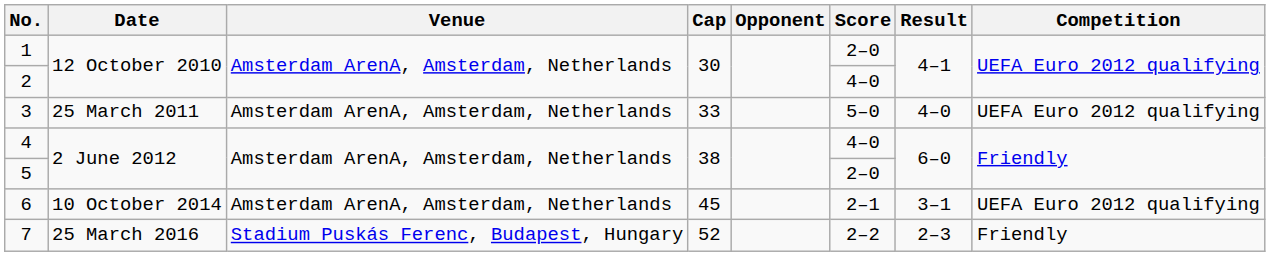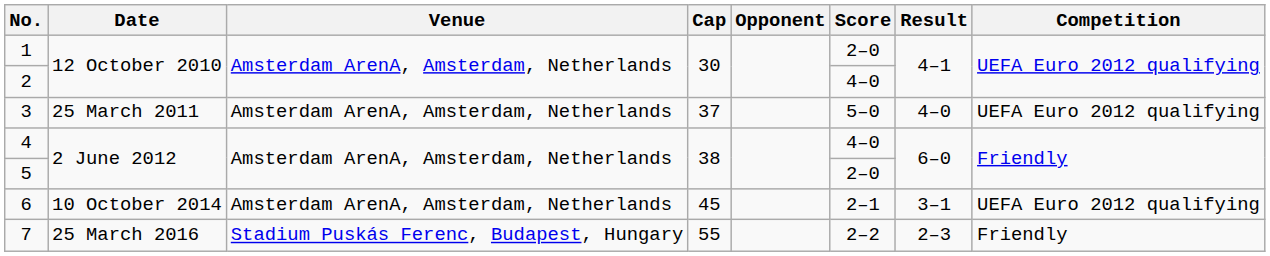(709, 112) 33 -> (709, 112) 37
(709, 235) 52 -> (709, 235) 55
